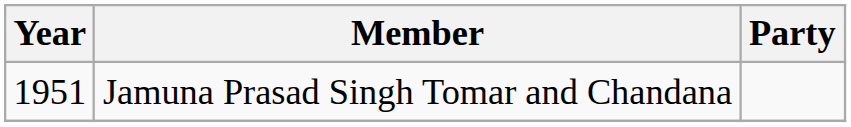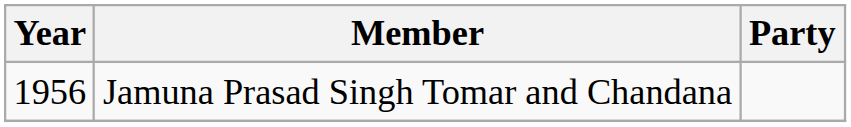(50, 90) 1951 -> (50, 90) 1956
